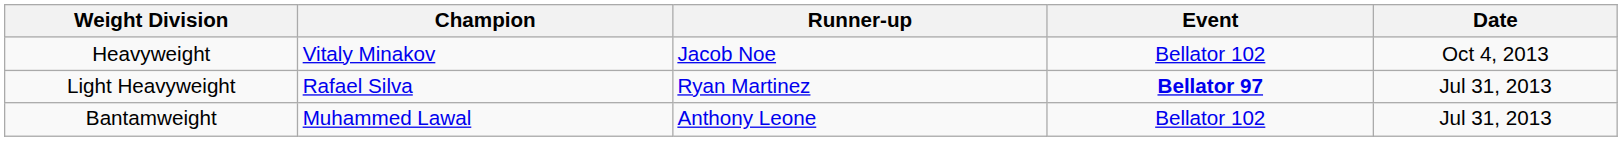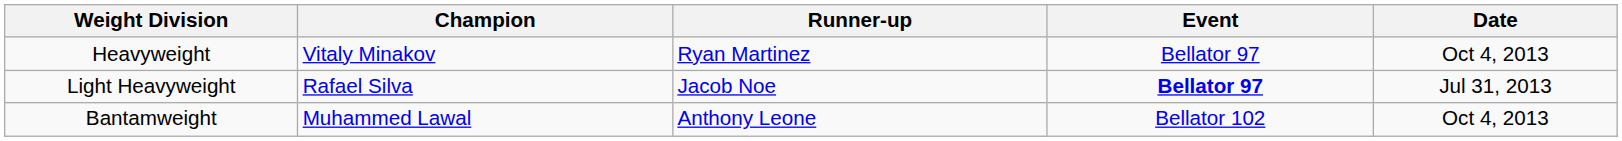(727, 53) Jacob Noe -> (744, 53) Ryan Martinez
(1210, 53) Bellator 102 -> (1210, 53) Bellator 97
(744, 86) Ryan Martinez -> (727, 86) Jacob Noe
(1495, 119) Jul 31, 2013 -> (1495, 119) Oct 4, 2013
